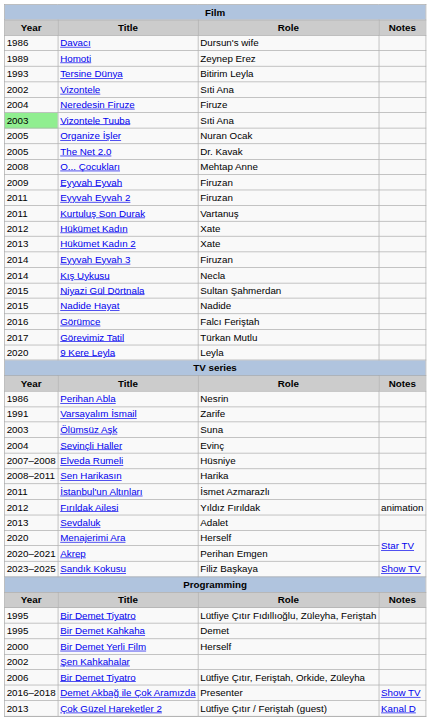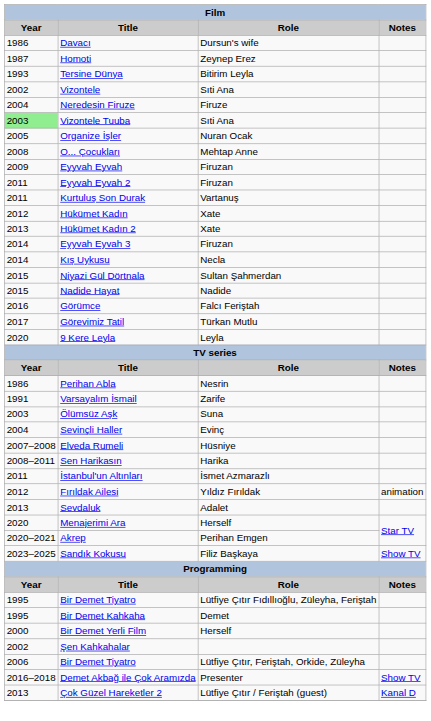(18, 59) 1989 -> (18, 59) 1987
- row: (86, 152)
